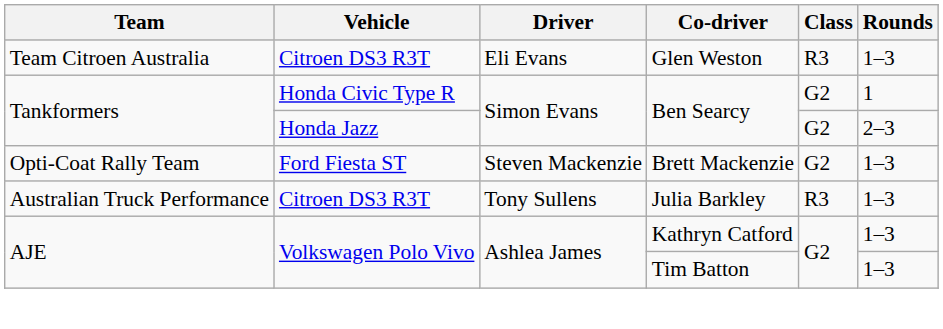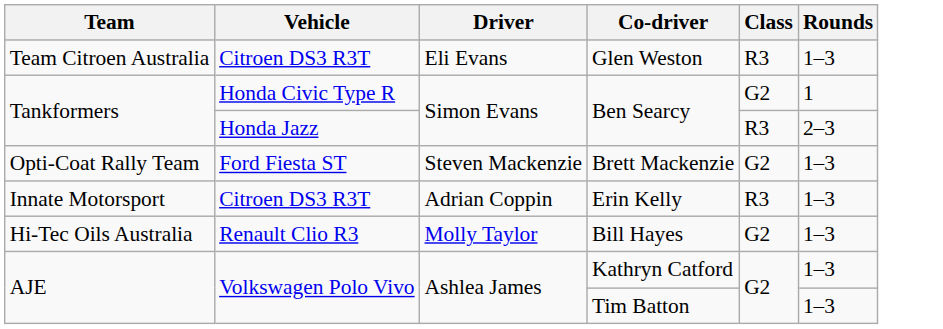(817, 128) G2 -> (757, 128) R3
+ row: (295, 199)
- row: (355, 199)
+ row: (289, 234)
